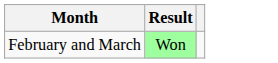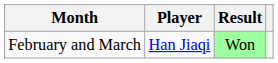+ column: (179, 18)
